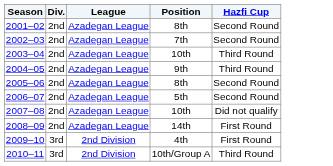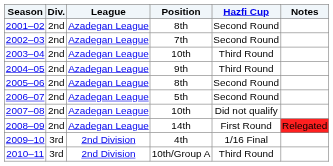+ column: (305, 11)
(246, 139) First Round -> (246, 139) 1/16 Final
